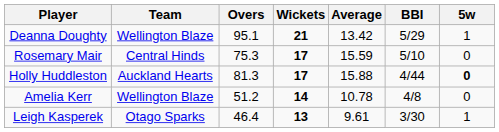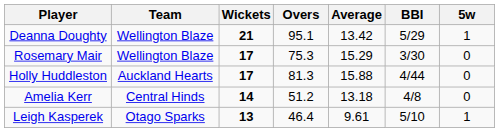columns swapped: (246, 14) <-> (301, 14)
(165, 55) Central Hinds -> (165, 55) Wellington Blaze
(357, 55) 15.59 -> (357, 55) 15.29
(412, 55) 5/10 -> (412, 55) 3/30
(467, 76) bold -> (467, 76) normal
(165, 96) Wellington Blaze -> (165, 96) Central Hinds
(357, 96) 10.78 -> (357, 96) 13.18
(412, 117) 3/30 -> (412, 117) 5/10
